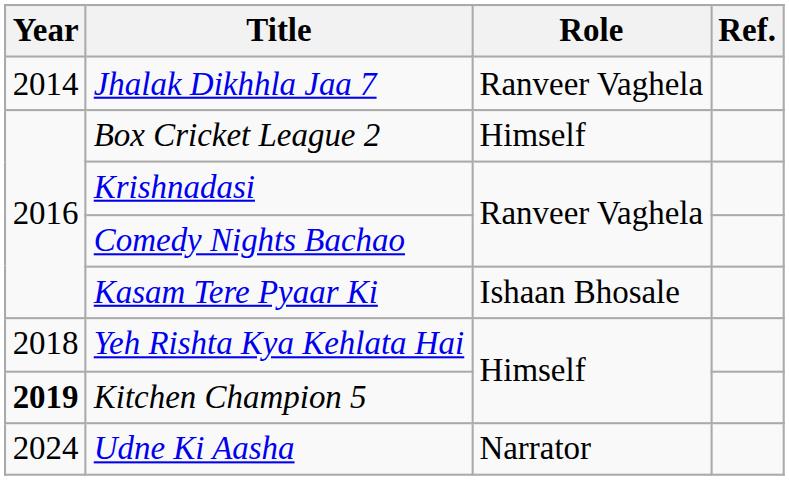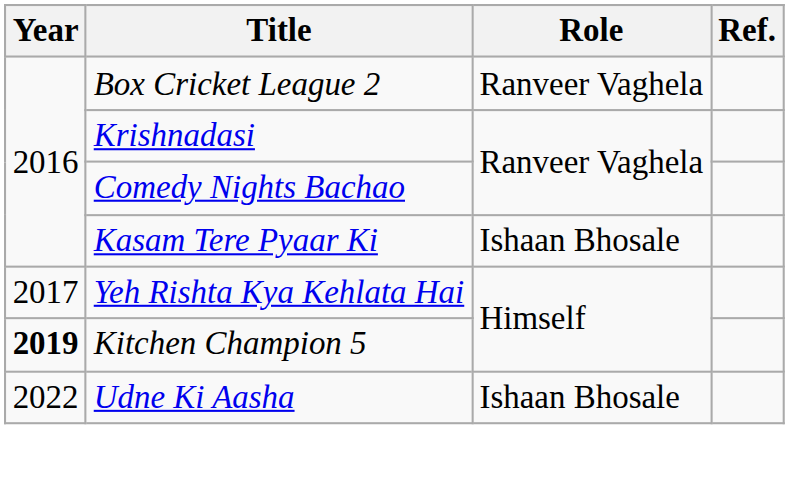- row: (235, 82)
(533, 135) Himself -> (591, 82) Ranveer Vaghela
(46, 344) 2018 -> (46, 291) 2017
(46, 448) 2024 -> (46, 396) 2022
(535, 448) Narrator -> (580, 396) Ishaan Bhosale
